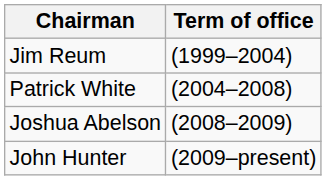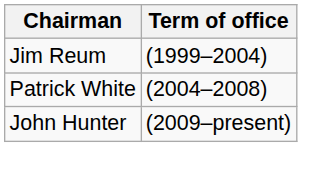- row: (85, 123)
